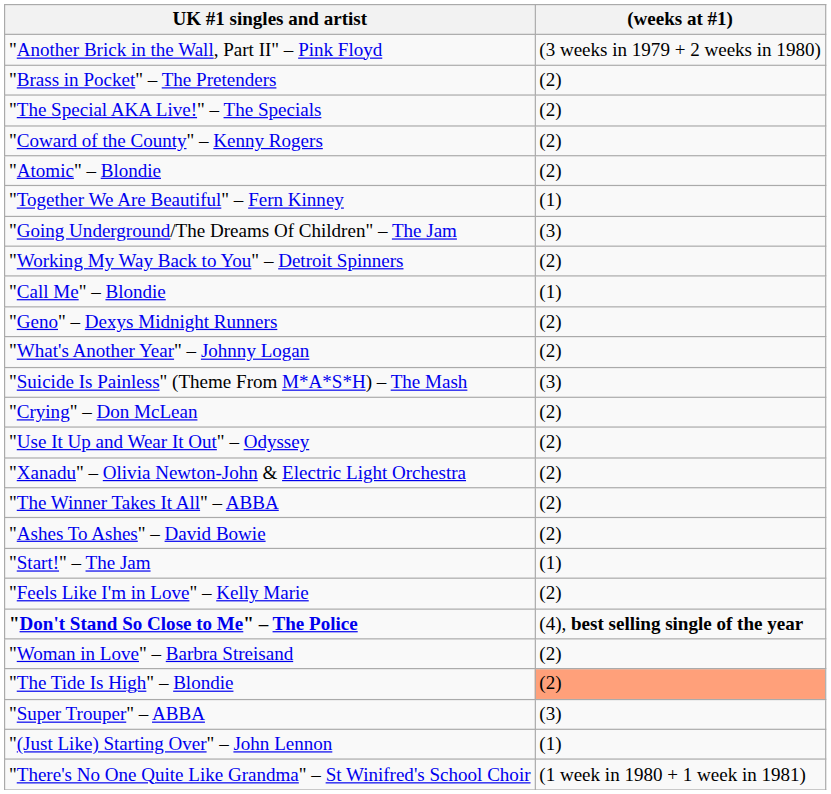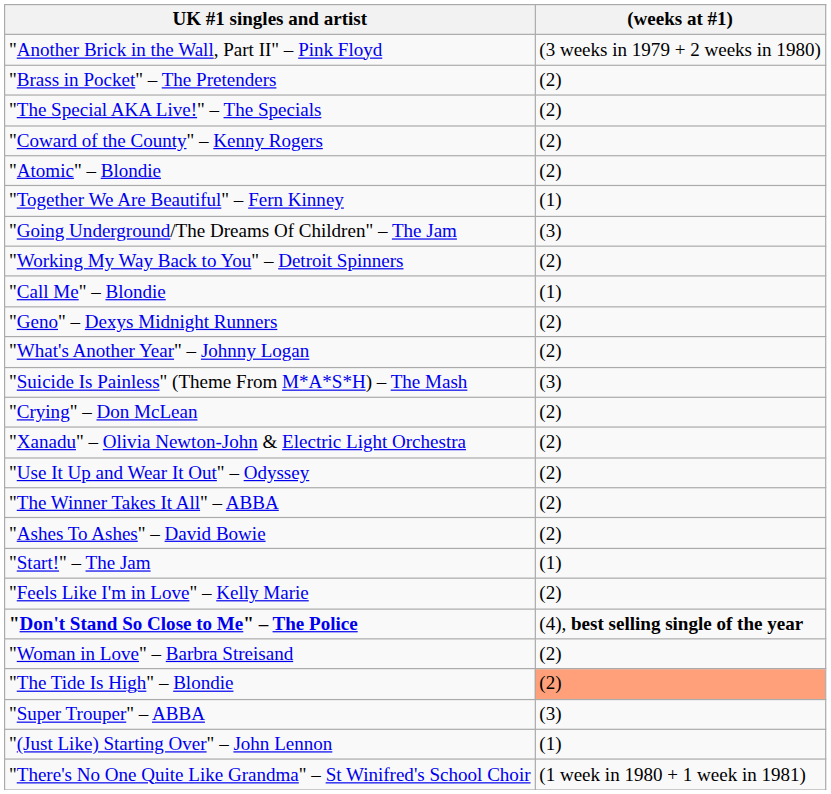rows swapped: (238, 472) <-> (159, 442)
